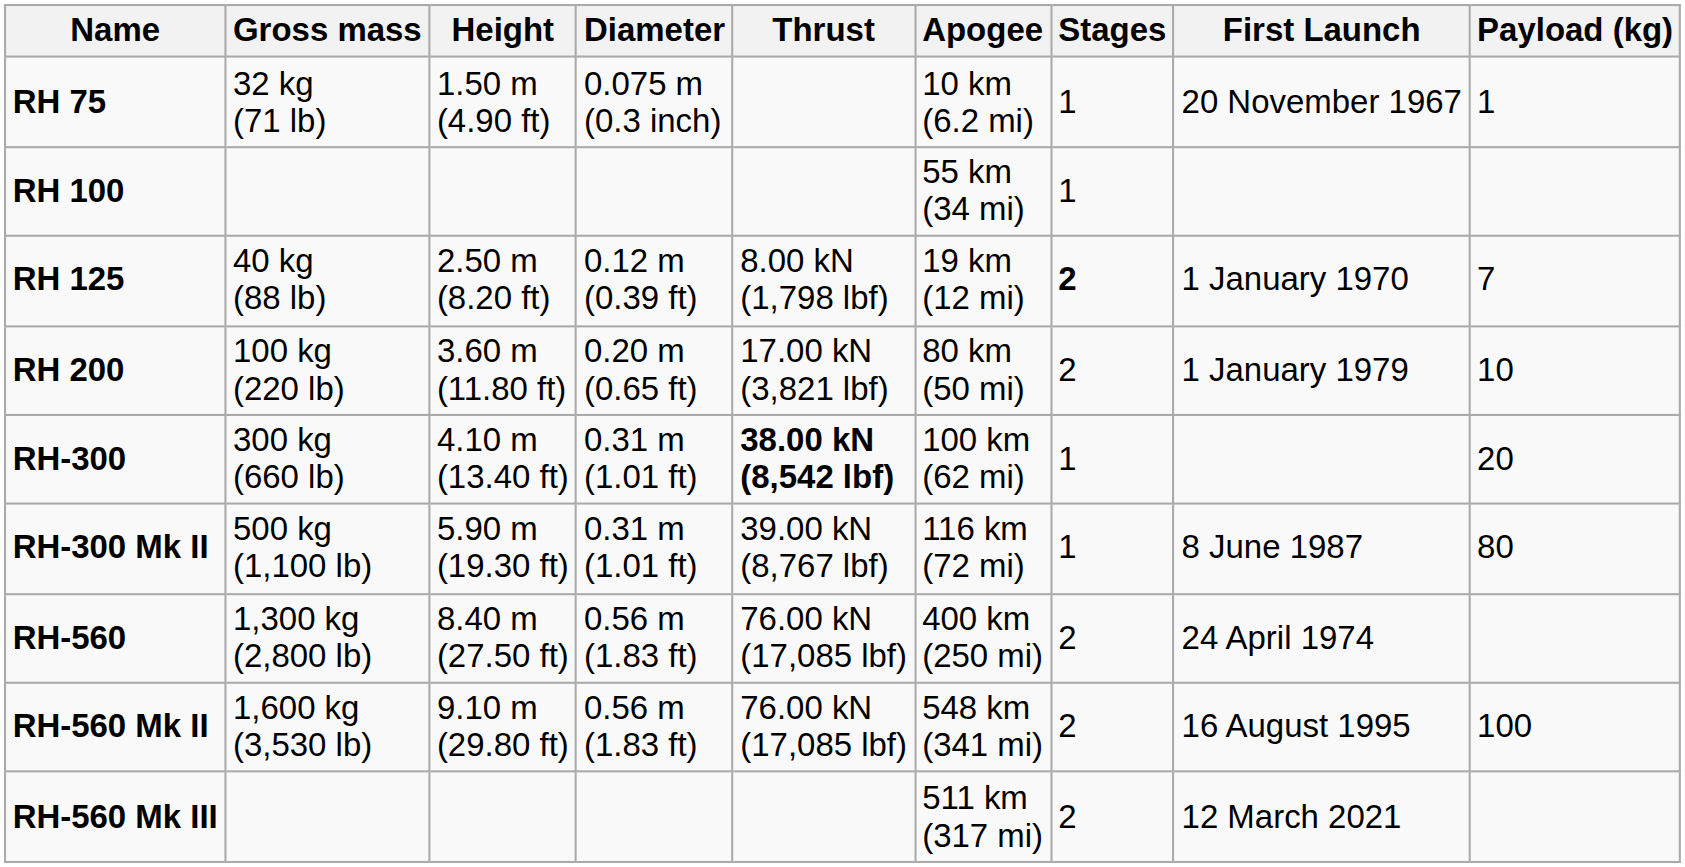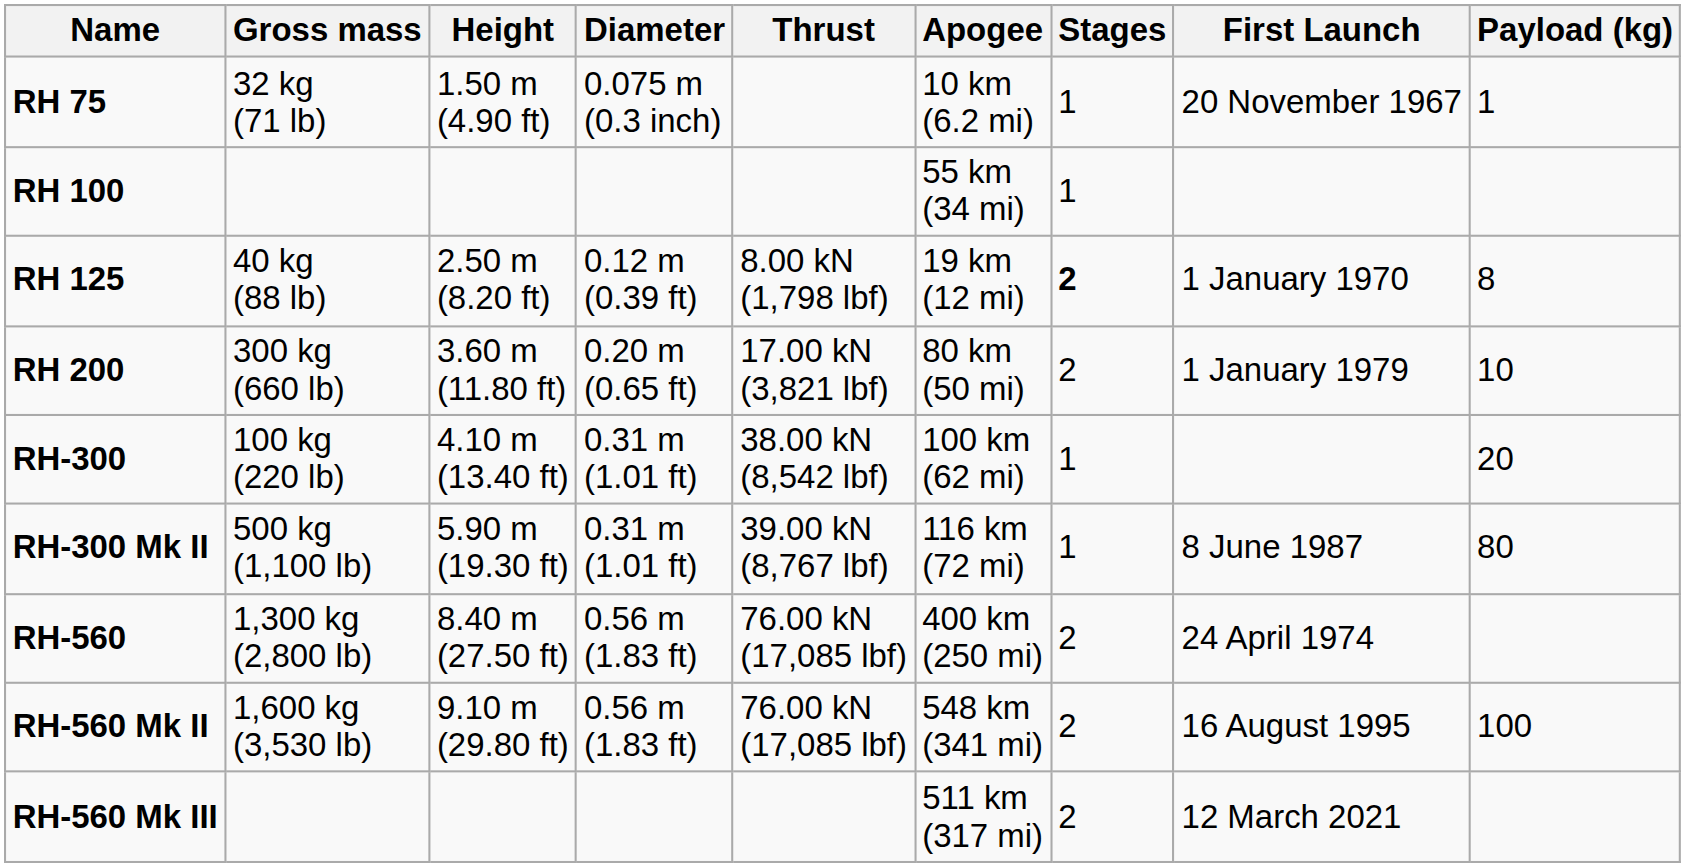(1486, 280) 7 -> (1486, 280) 8
(289, 369) 100 kg (220 lb) -> (289, 369) 300 kg (660 lb)
(289, 458) 300 kg (660 lb) -> (289, 458) 100 kg (220 lb)
(817, 458) bold -> (814, 458) normal
